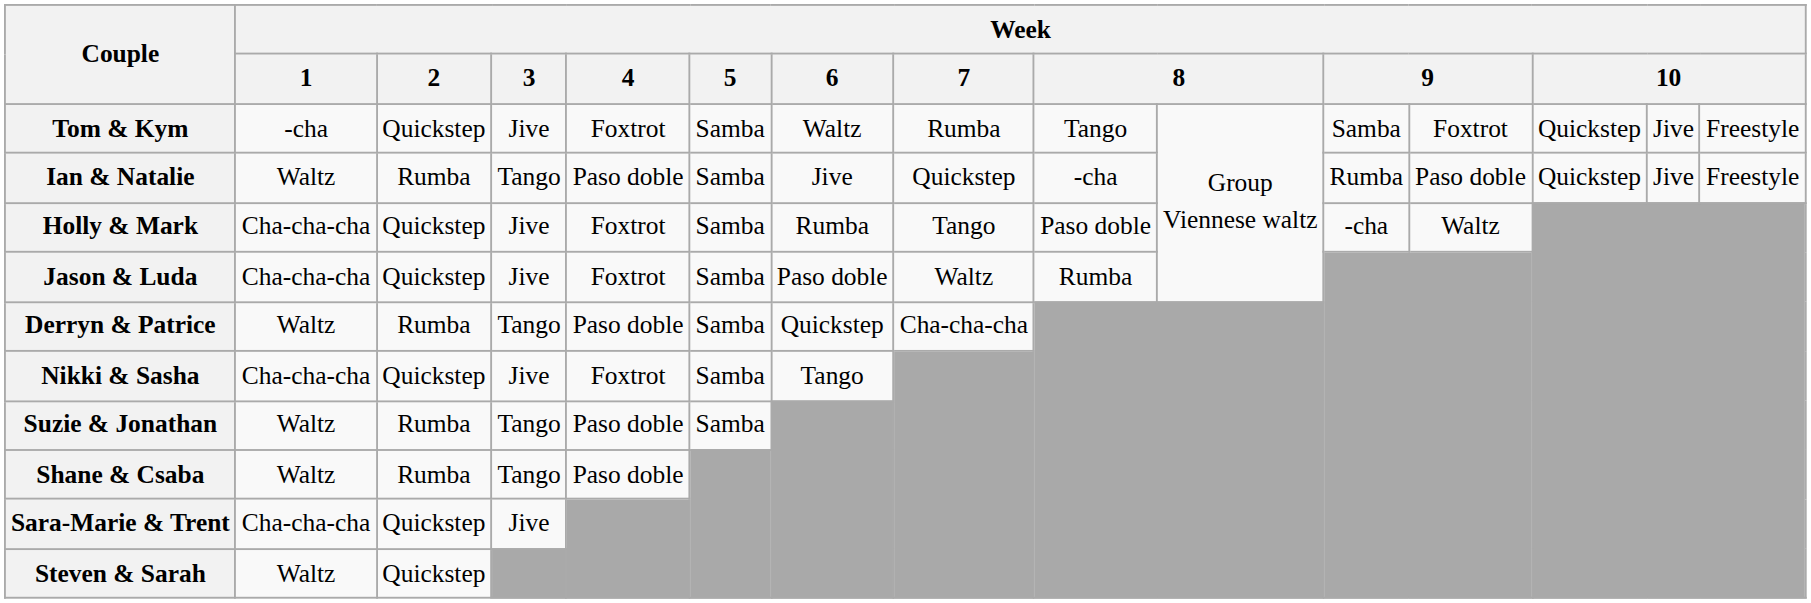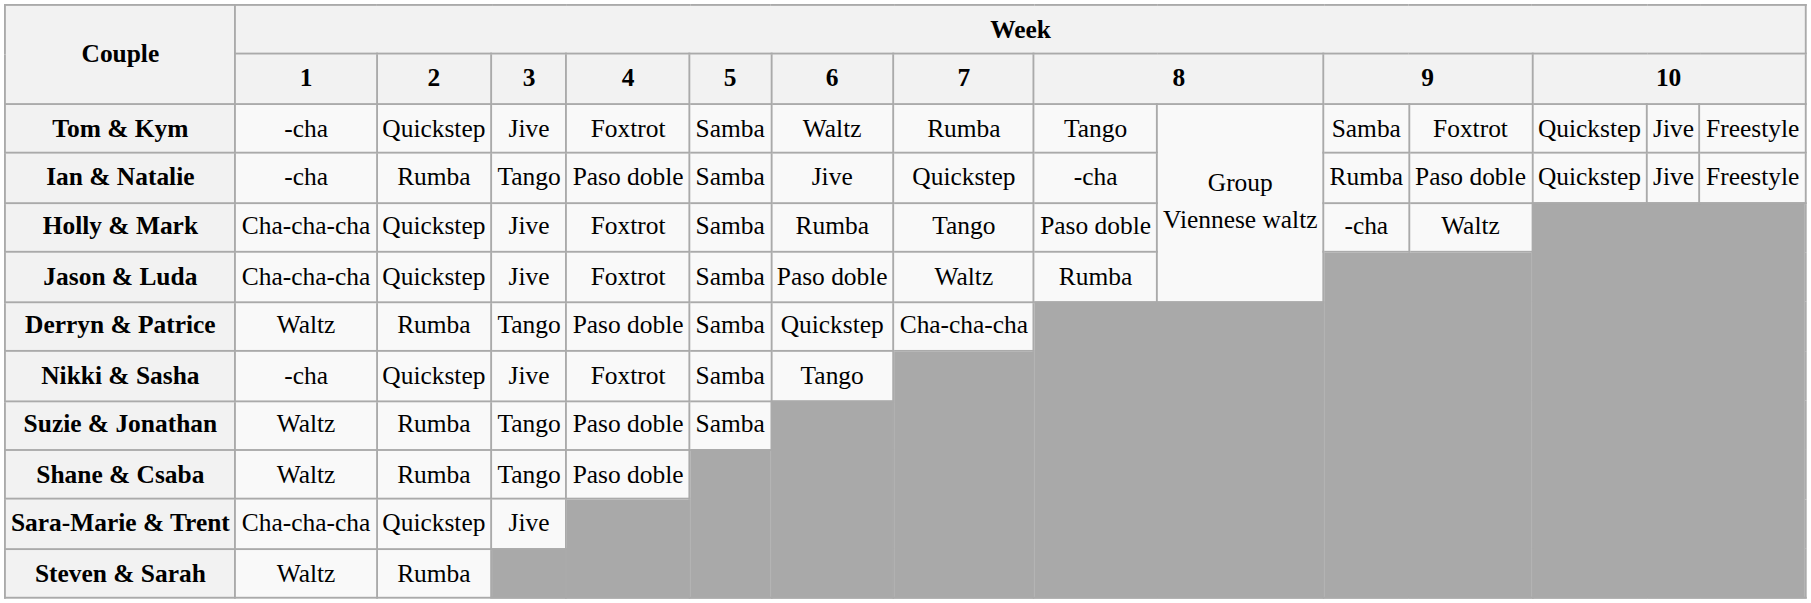(306, 177) Waltz -> (306, 177) -cha
(306, 374) Cha-cha-cha -> (306, 374) -cha
(434, 572) Quickstep -> (434, 572) Rumba
